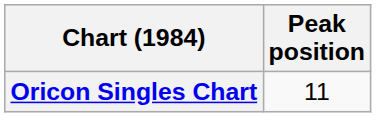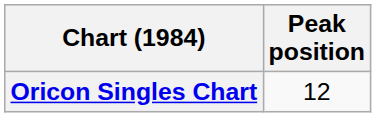(317, 91) 11 -> (317, 91) 12
